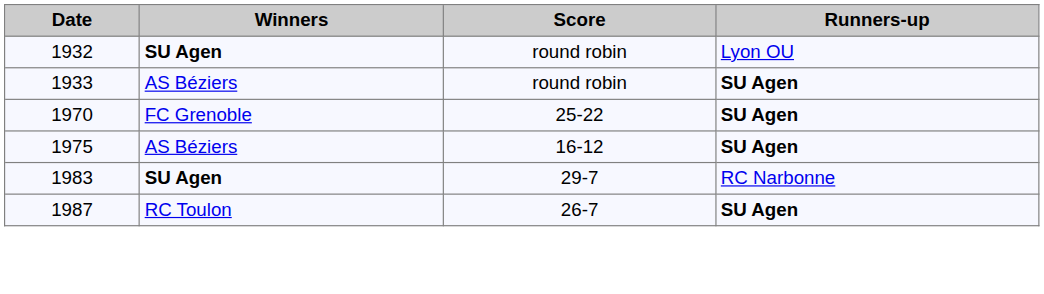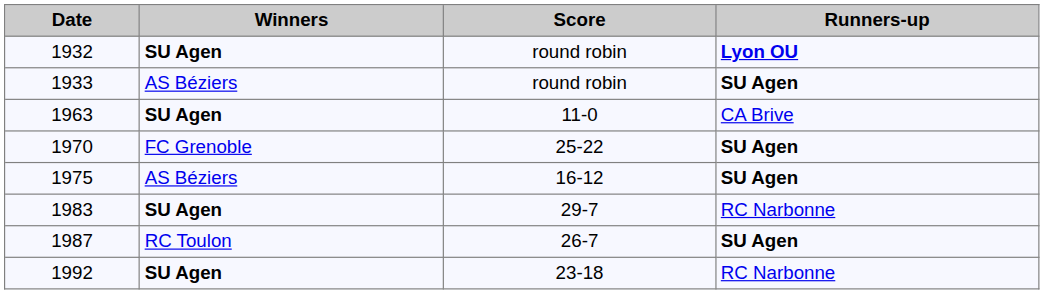(757, 51) normal -> (759, 51) bold
+ row: (72, 115)
+ row: (72, 273)
